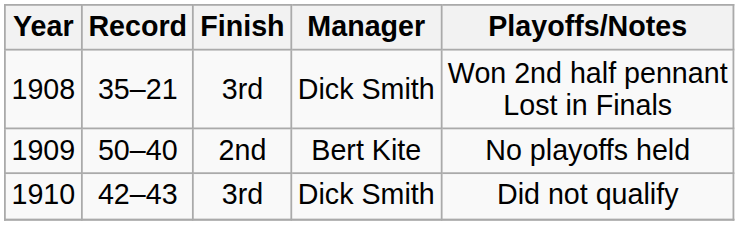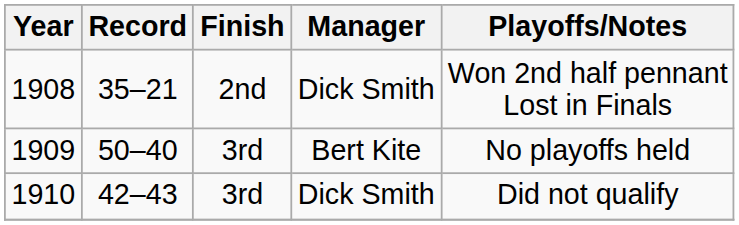(242, 88) 3rd -> (242, 88) 2nd
(242, 150) 2nd -> (242, 150) 3rd
